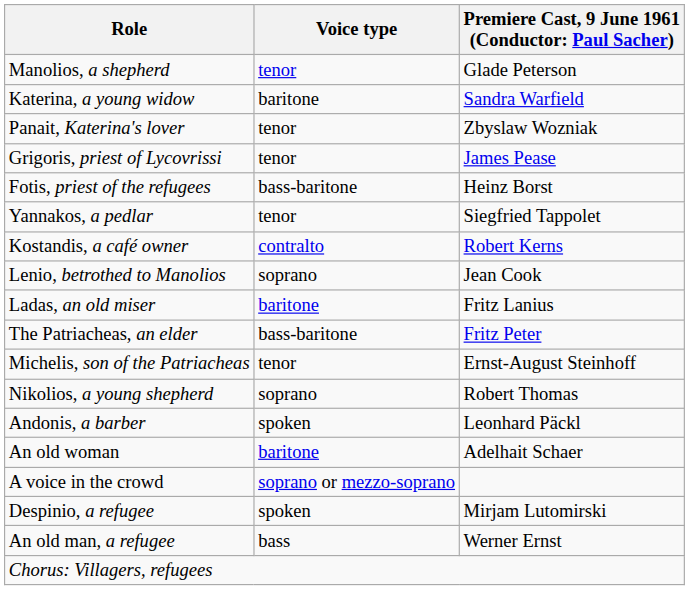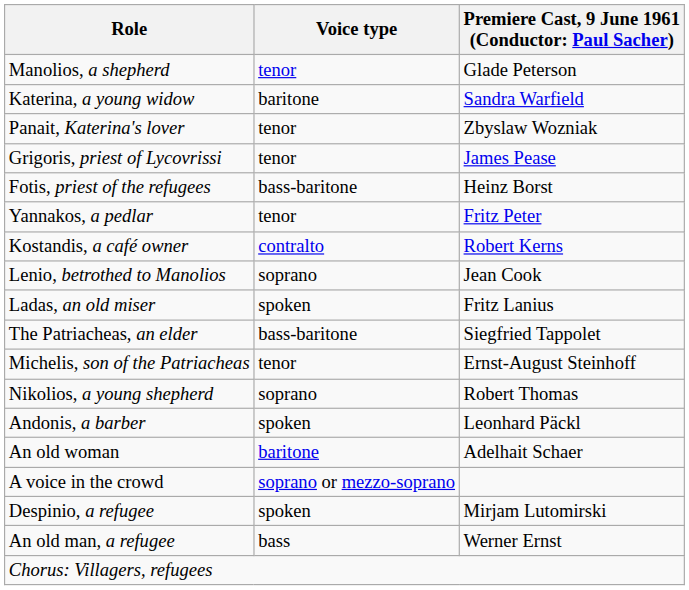(532, 216) Siegfried Tappolet -> (503, 216) Fritz Peter
(289, 305) baritone -> (284, 305) spoken
(503, 334) Fritz Peter -> (532, 334) Siegfried Tappolet
